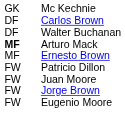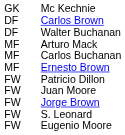(12, 44) bold -> (12, 44) normal
+ row: (81, 56)
+ row: (66, 114)
